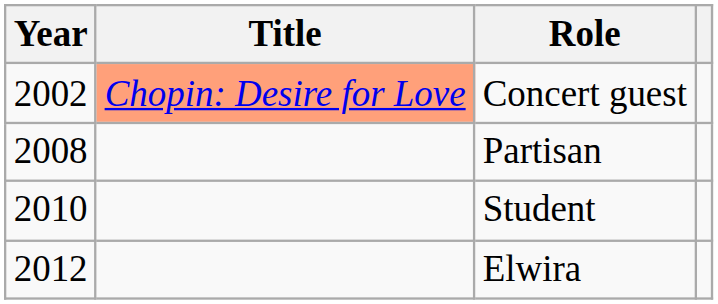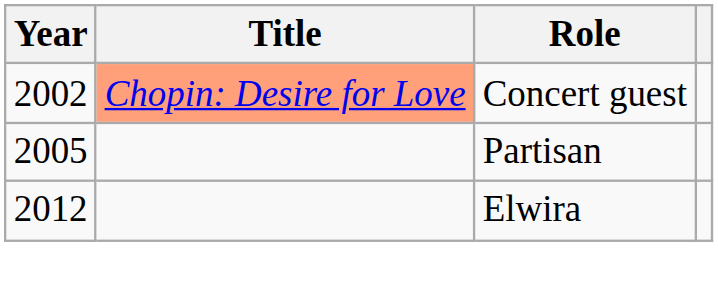(51, 151) 2008 -> (51, 151) 2005
- row: (539, 209)
